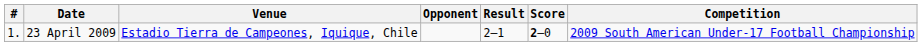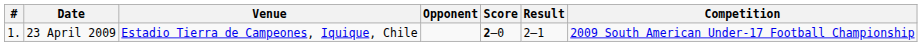columns swapped: (548, 14) <-> (504, 14)
